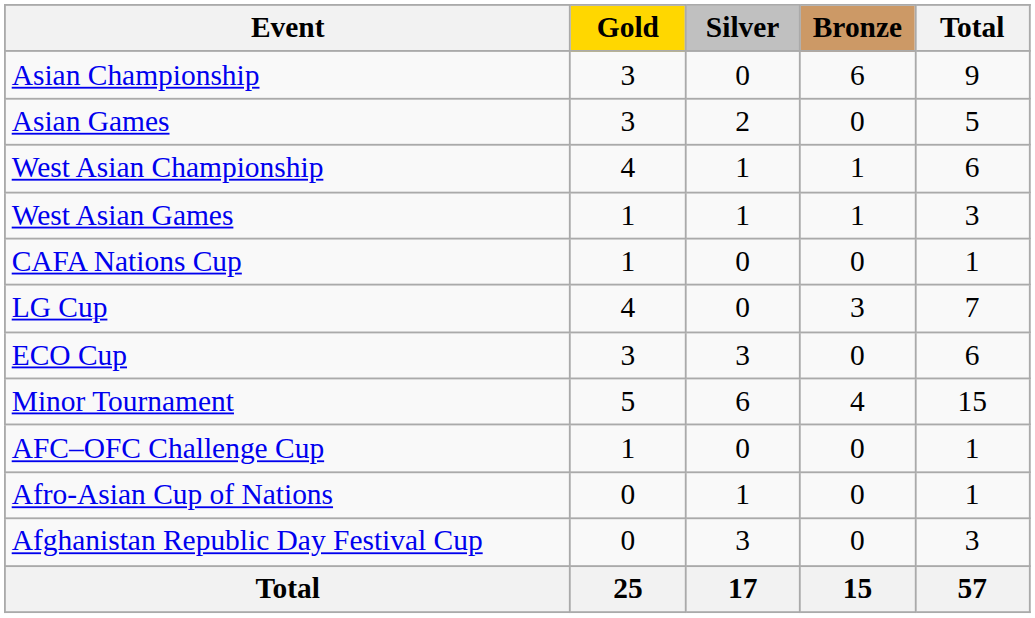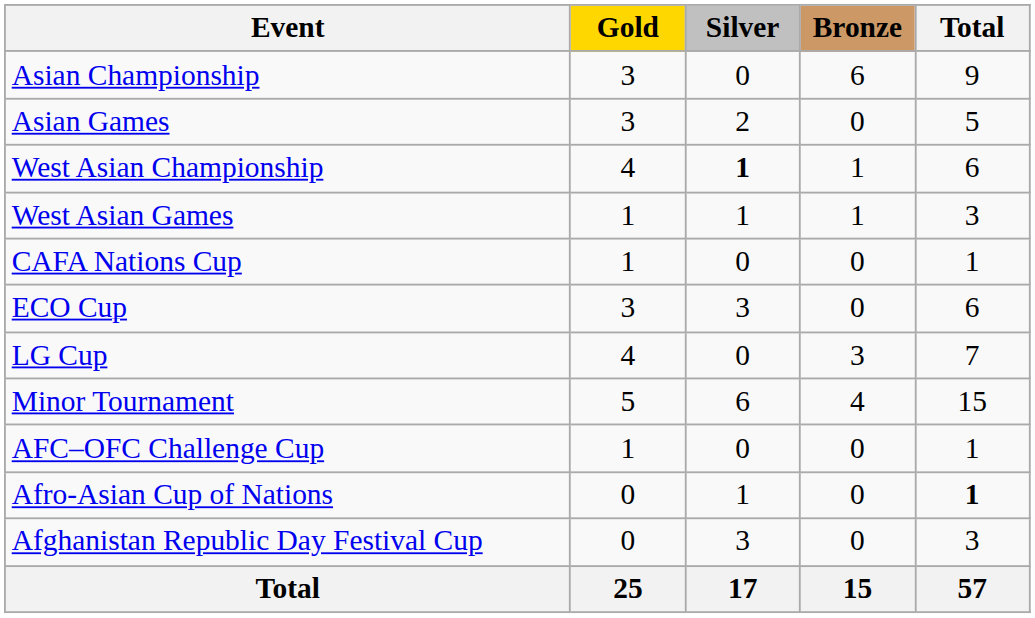(743, 167) normal -> (743, 167) bold
rows swapped: (69, 354) <-> (60, 307)
(972, 494) normal -> (972, 494) bold
